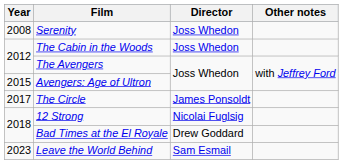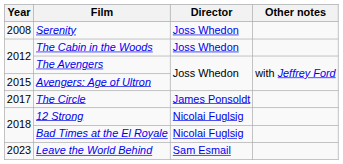(208, 133) Drew Goddard -> (208, 133) Nicolai Fuglsig
